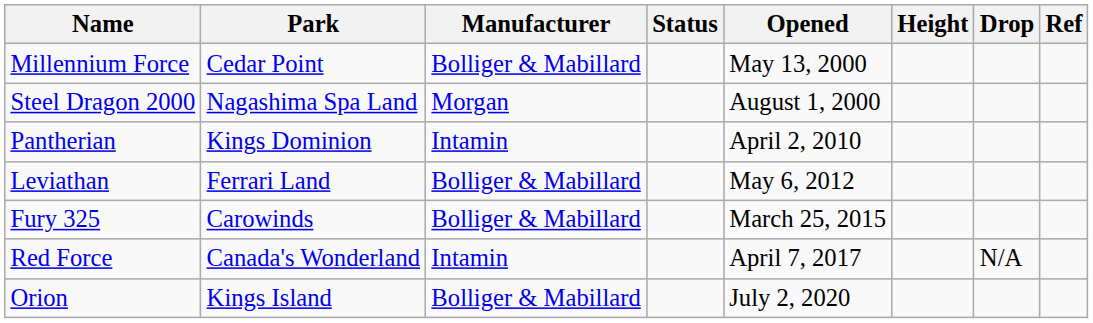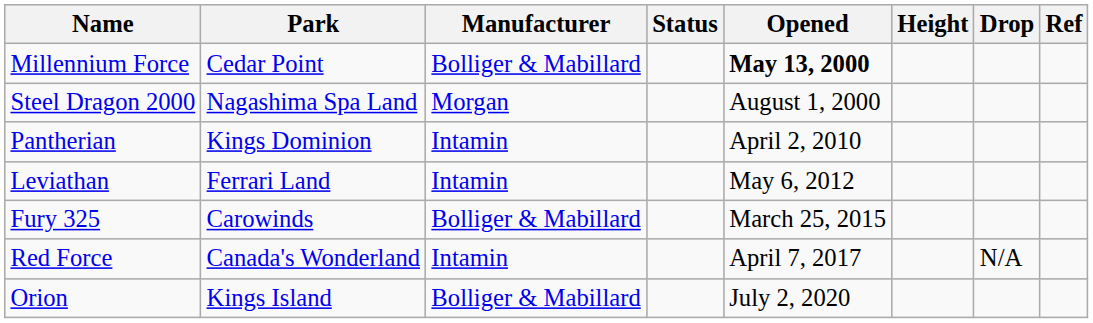(798, 63) normal -> (799, 63) bold
(536, 180) Bolliger & Mabillard -> (470, 180) Intamin
